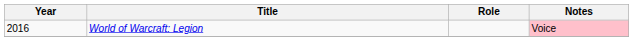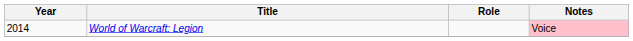(18, 28) 2016 -> (18, 28) 2014
